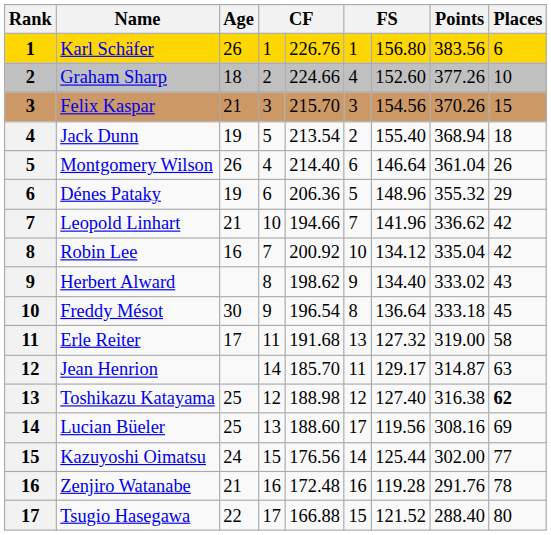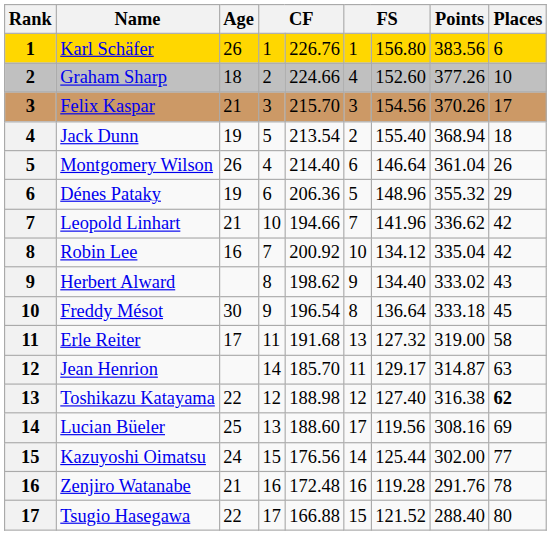(503, 106) 15 -> (503, 106) 17
(232, 398) 25 -> (232, 398) 22
